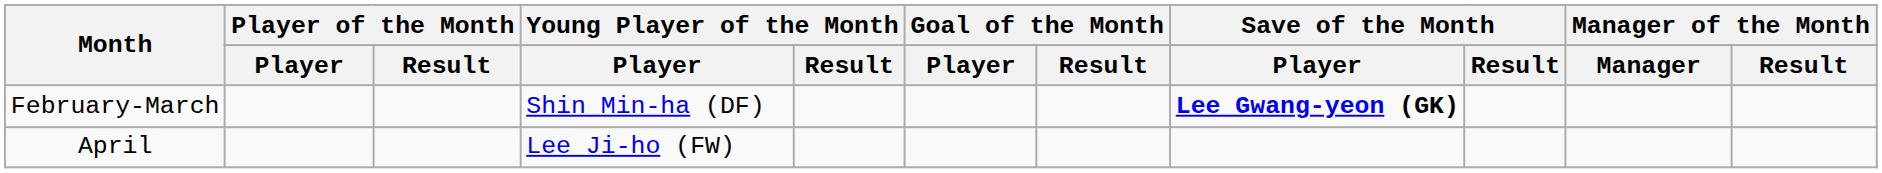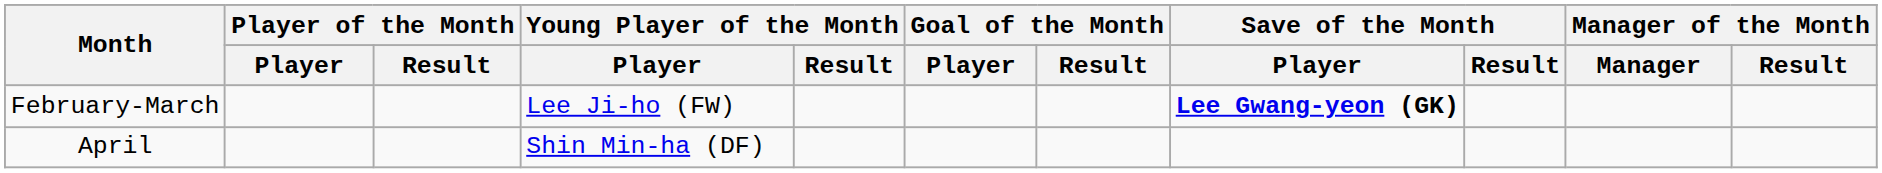(645, 106) Shin Min-ha (DF) -> (631, 106) Lee Ji-ho (FW)
(631, 147) Lee Ji-ho (FW) -> (645, 147) Shin Min-ha (DF)
